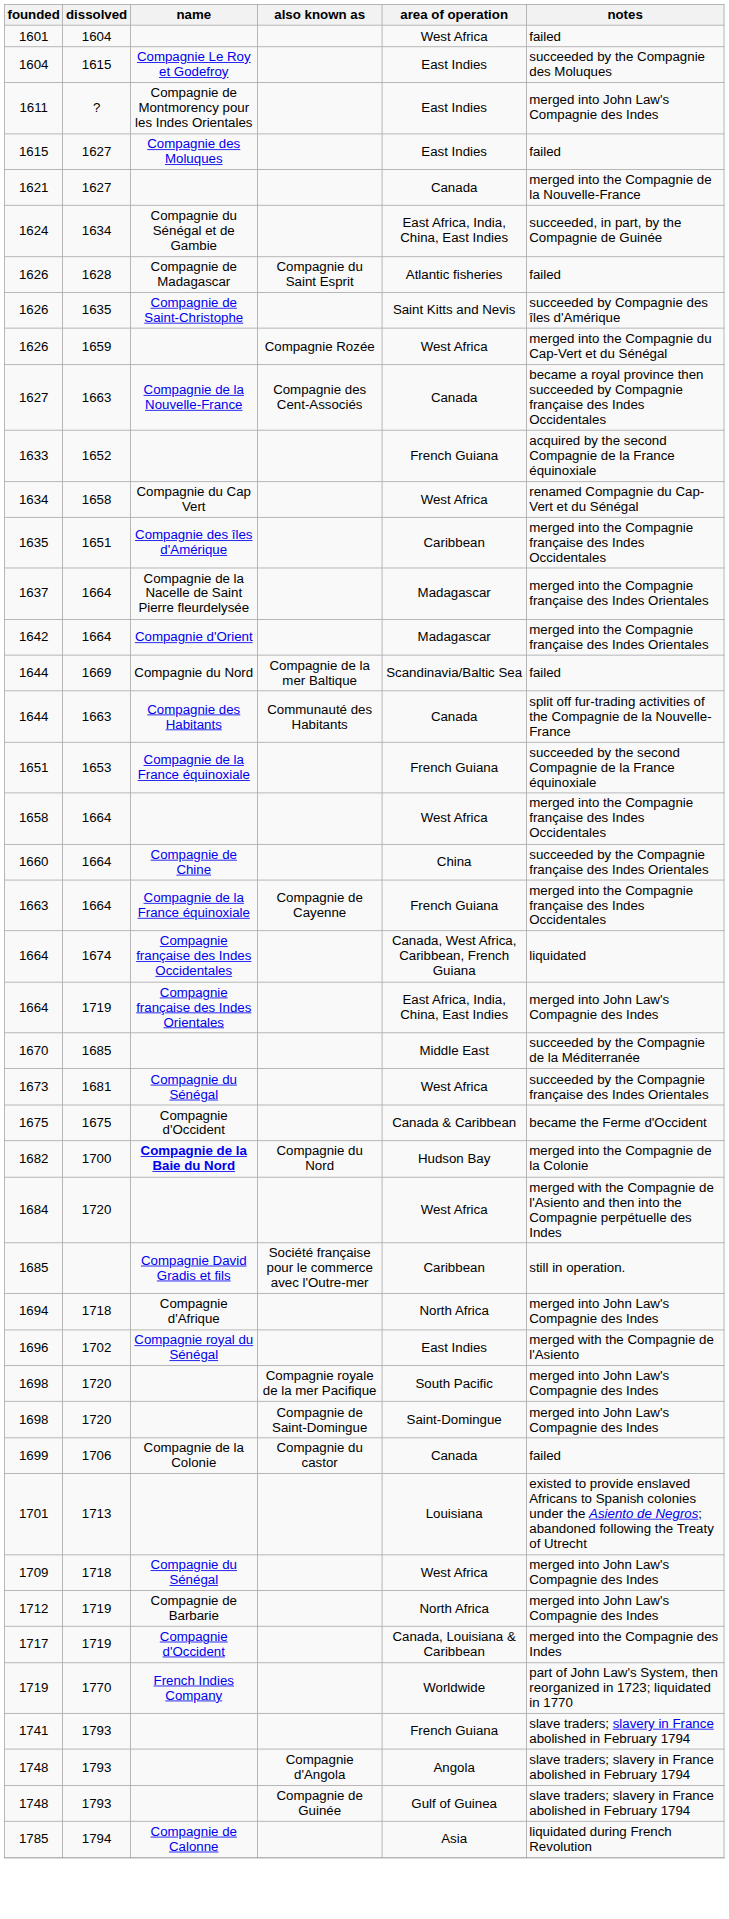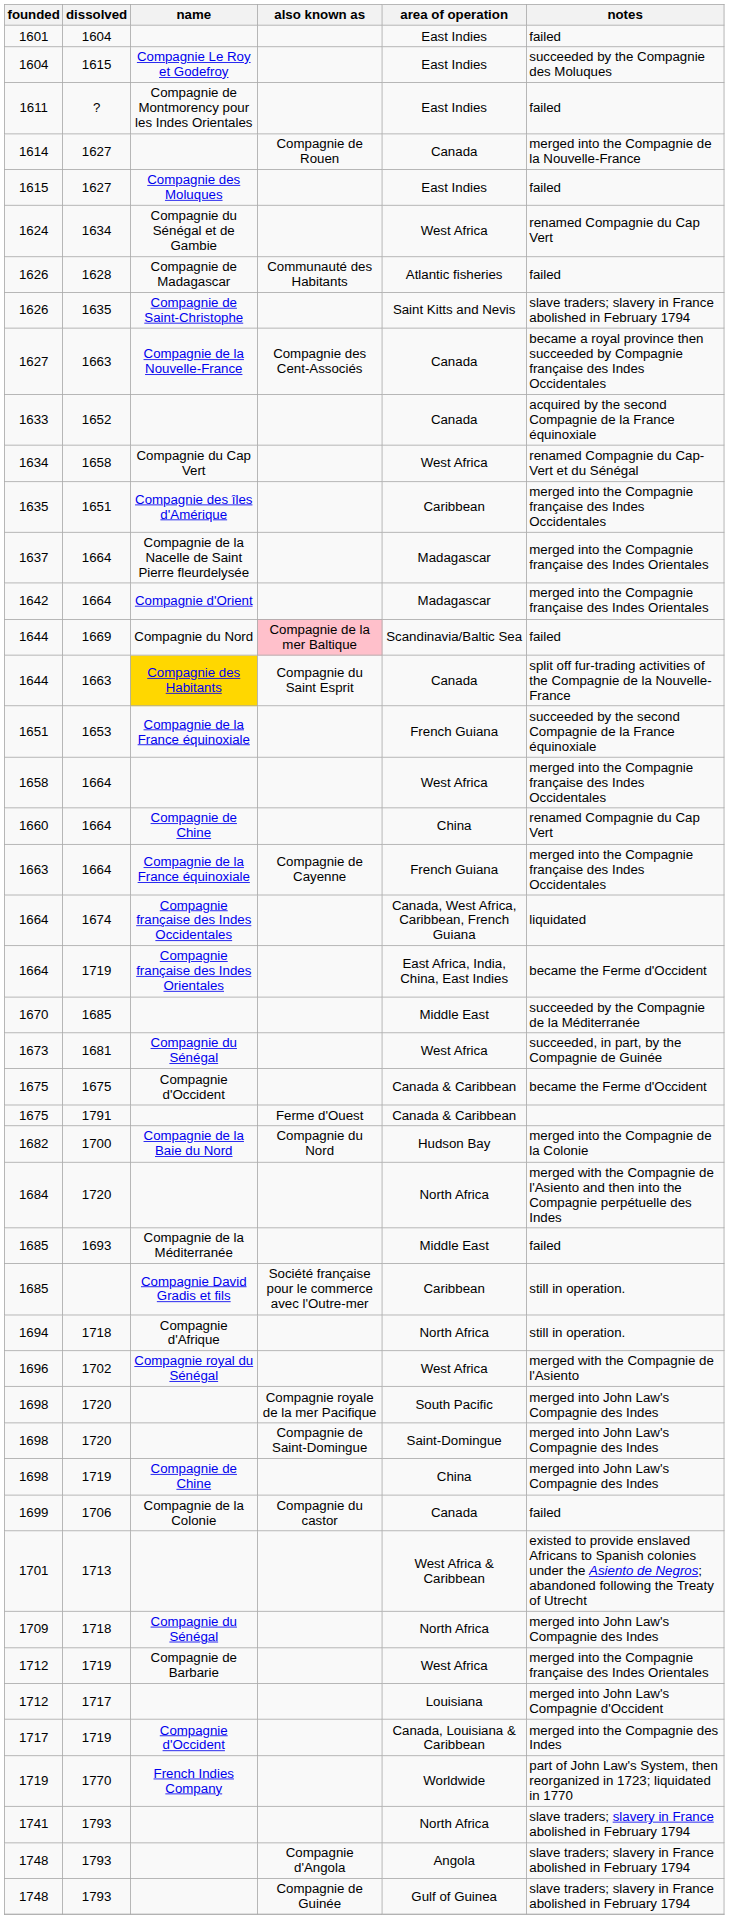(454, 36) West Africa -> (454, 36) East Indies
(599, 108) merged into John Law's Compagnie des Indes -> (545, 108) failed
+ row: (34, 151)
- row: (34, 187)
(454, 231) East Africa, India, China, East Indies -> (454, 231) West Africa
(605, 231) succeeded, in part, by the Compagnie de Guinée -> (615, 231) renamed Compagnie du Cap Vert
(320, 274) Compagnie du Saint Esprit -> (320, 274) Communauté des Habitants
(619, 310) succeeded by Compagnie des îles d'Amérique -> (622, 310) slave traders; slavery in France abolished in February 1794
- row: (34, 346)
(454, 455) French Guiana -> (454, 419) Canada
(320, 673) no background -> (320, 637) pink background
(194, 716) no background -> (194, 680) gold background
(320, 716) Communauté des Habitants -> (320, 680) Compagnie du Saint Esprit
(619, 862) succeeded by the Compagnie française des Indes Orientales -> (615, 826) renamed Compagnie du Cap Vert
(599, 1007) merged into John Law's Compagnie des Indes -> (618, 971) became the Ferme d'Occident
(619, 1086) succeeded by the Compagnie française des Indes Orientales -> (605, 1050) succeeded, in part, by the Compagnie de Guinée
+ row: (34, 1115)
(194, 1158) bold -> (194, 1143) normal
(454, 1209) West Africa -> (454, 1194) North Africa
+ row: (34, 1245)
(599, 1311) merged into John Law's Compagnie des Indes -> (577, 1332) still in operation.
(454, 1347) East Indies -> (454, 1368) West Africa
+ row: (34, 1476)
(454, 1514) Louisiana -> (454, 1571) West Africa & Caribbean
(454, 1572) West Africa -> (454, 1629) North Africa
(454, 1608) North Africa -> (454, 1665) West Africa
(599, 1608) merged into John Law's Compagnie des Indes -> (619, 1665) merged into the Compagnie française des Indes Orientales
+ row: (34, 1701)
(454, 1731) French Guiana -> (454, 1824) North Africa
- row: (34, 1839)
